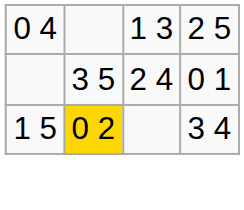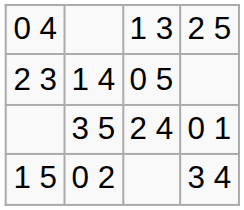+ row: (35, 79)
(93, 128) gold background -> (93, 178) no background
